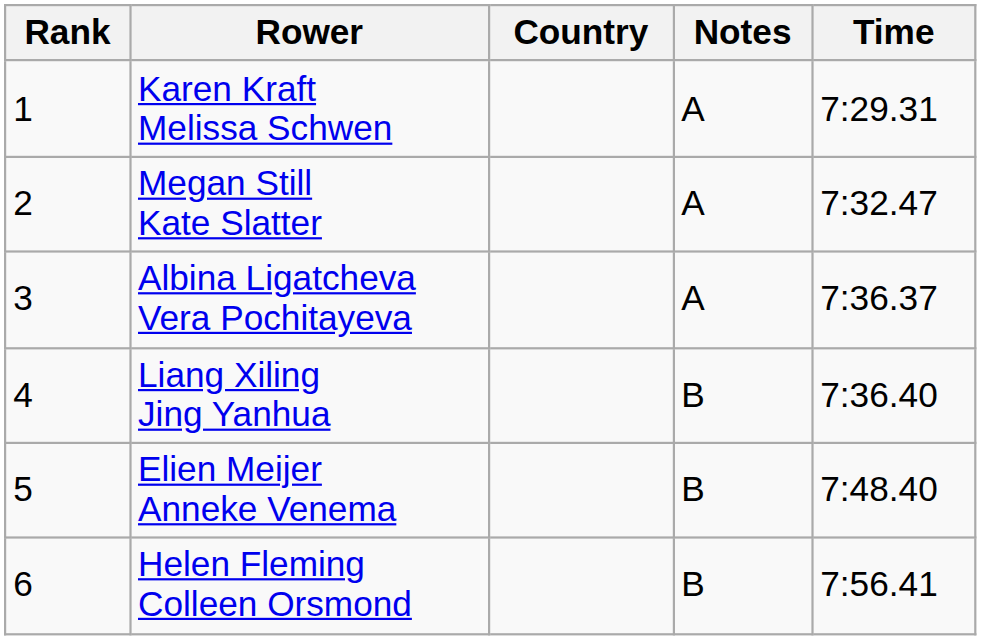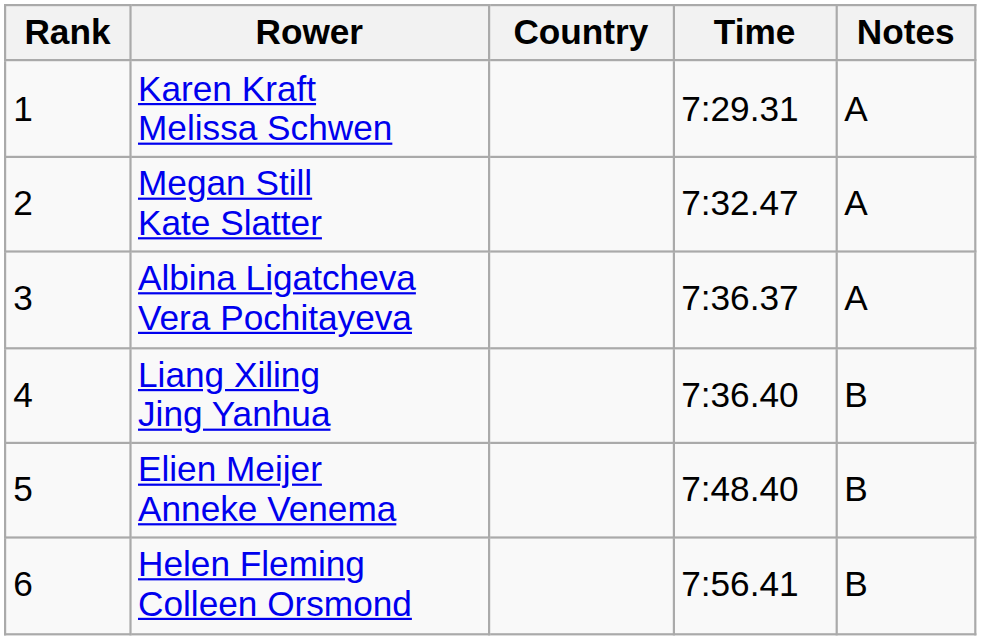columns swapped: (894, 32) <-> (743, 32)
